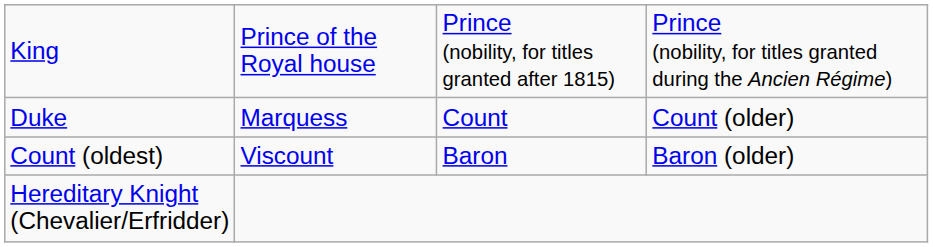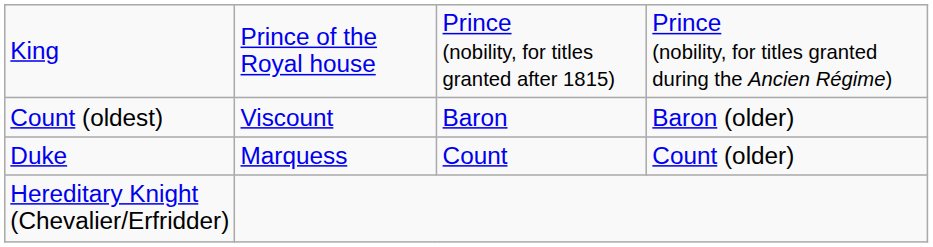rows swapped: (39, 117) <-> (87, 155)
